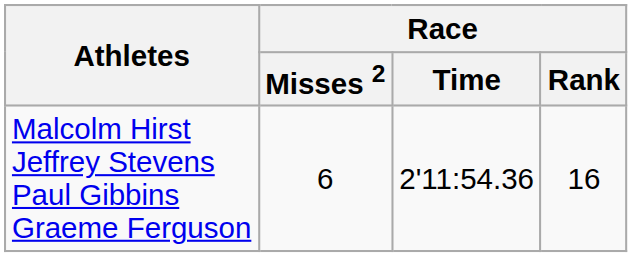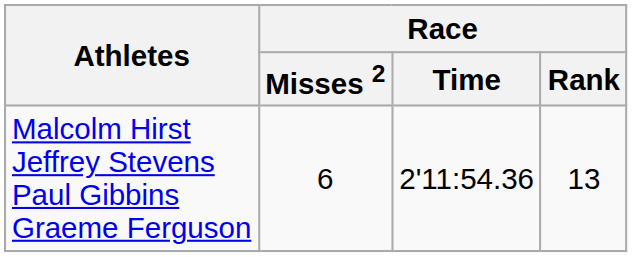(584, 179) 16 -> (584, 179) 13
